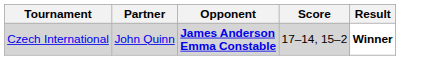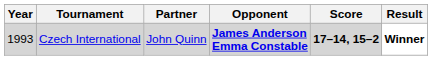+ column: (20, 14)
(314, 39) normal -> (346, 39) bold
